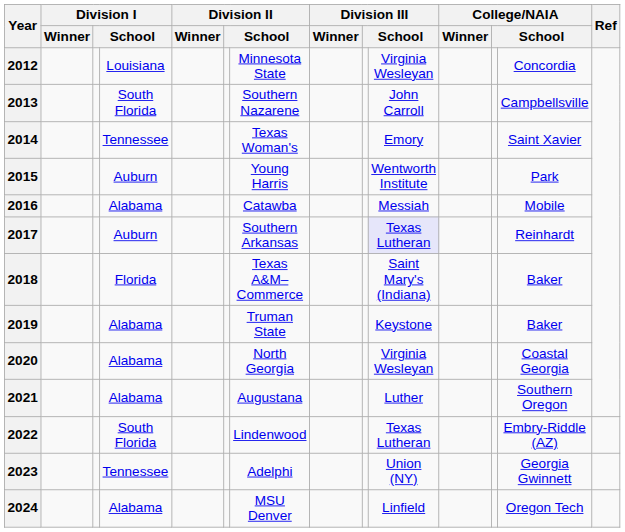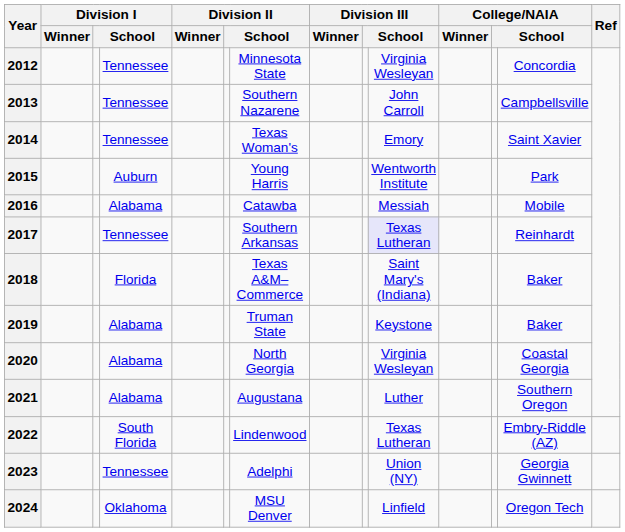(135, 66) Louisiana -> (135, 66) Tennessee
(135, 102) South Florida -> (135, 102) Tennessee
(135, 235) Auburn -> (135, 235) Tennessee
(135, 508) Alabama -> (135, 508) Oklahoma
